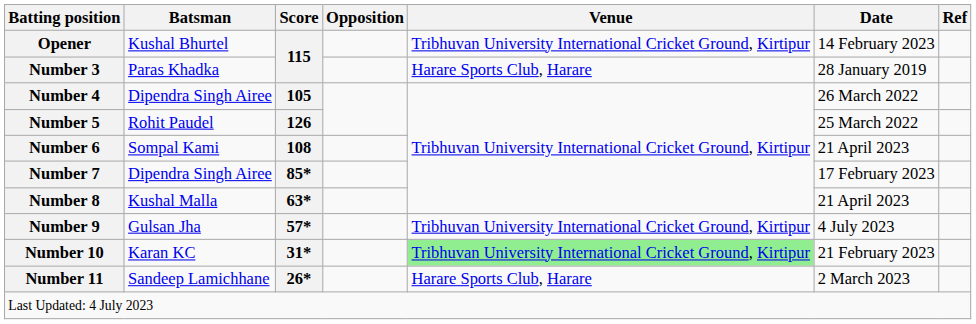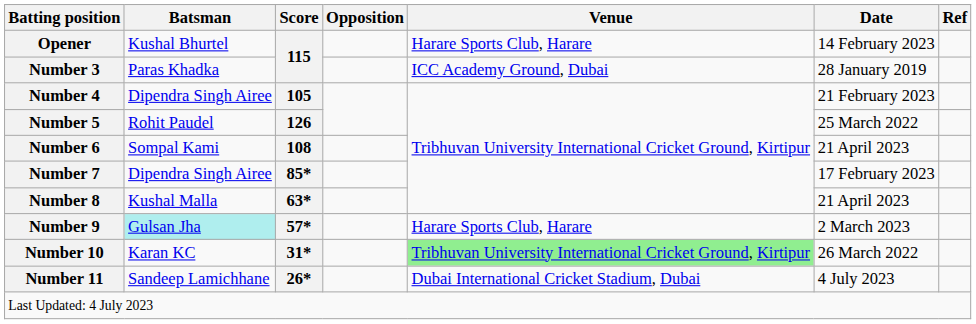(611, 43) Tribhuvan University International Cricket Ground, Kirtipur -> (502, 43) Harare Sports Club, Harare
(502, 69) Harare Sports Club, Harare -> (510, 69) ICC Academy Ground, Dubai
(868, 95) 26 March 2022 -> (876, 95) 21 February 2023
(164, 226) no background -> (164, 226) paleturquoise background
(611, 226) Tribhuvan University International Cricket Ground, Kirtipur -> (502, 226) Harare Sports Club, Harare
(856, 226) 4 July 2023 -> (864, 226) 2 March 2023
(876, 252) 21 February 2023 -> (868, 252) 26 March 2022
(502, 278) Harare Sports Club, Harare -> (556, 278) Dubai International Cricket Stadium, Dubai
(864, 278) 2 March 2023 -> (856, 278) 4 July 2023
